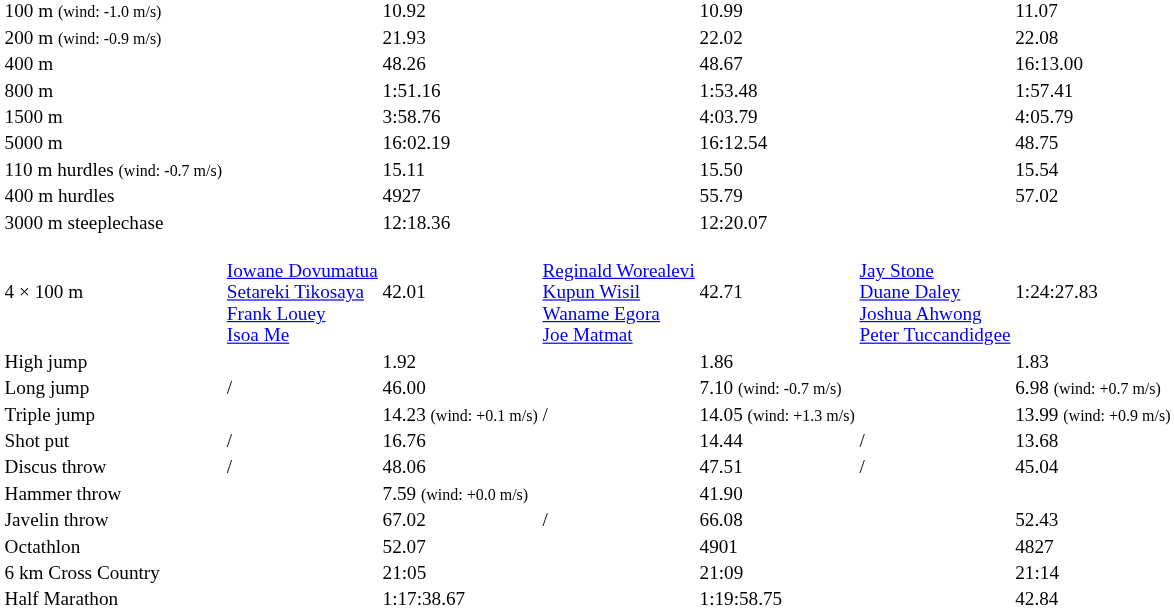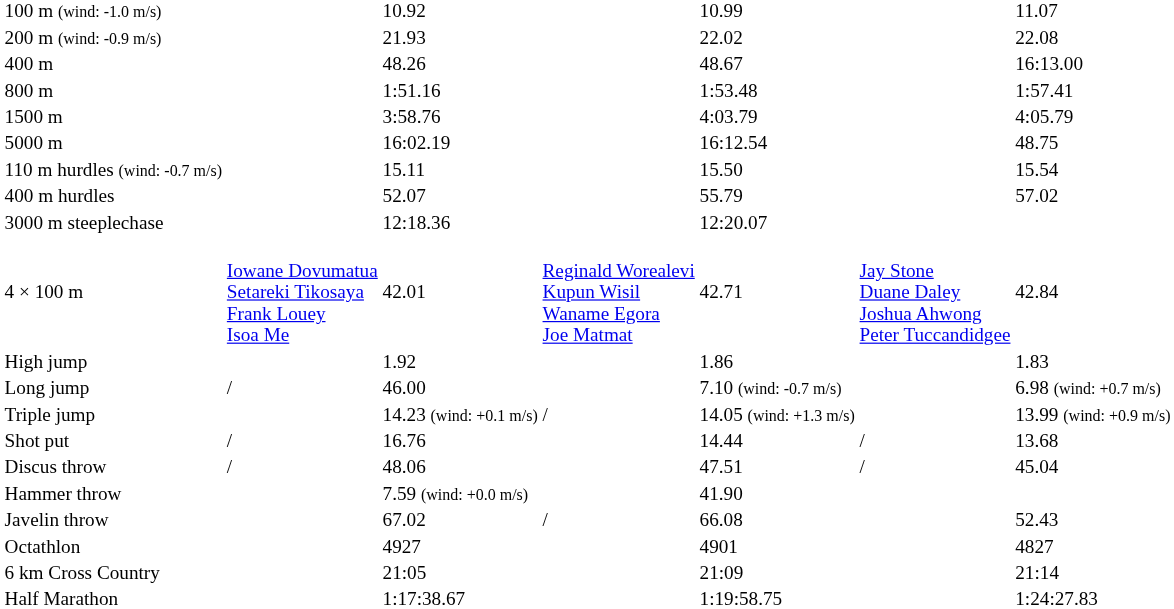(402, 196) 4927 -> (404, 196) 52.07
(1057, 292) 1:24:27.83 -> (1037, 292) 42.84
(404, 546) 52.07 -> (402, 546) 4927
(1037, 599) 42.84 -> (1057, 599) 1:24:27.83
